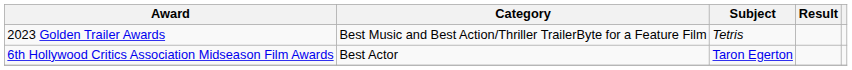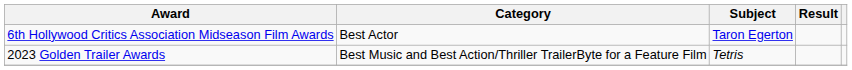rows swapped: (86, 34) <-> (170, 55)
